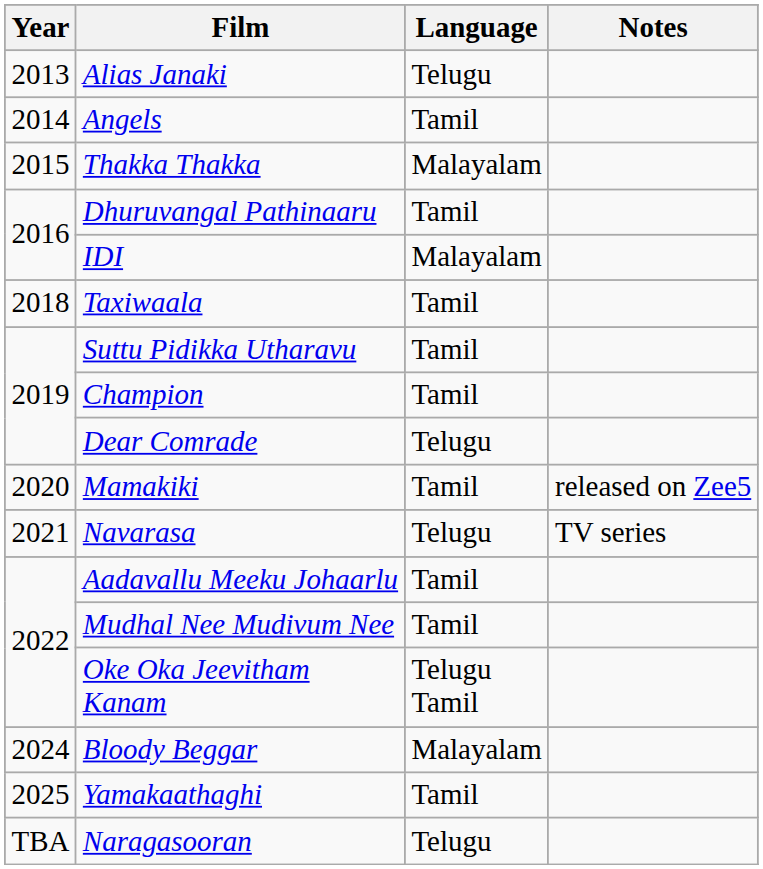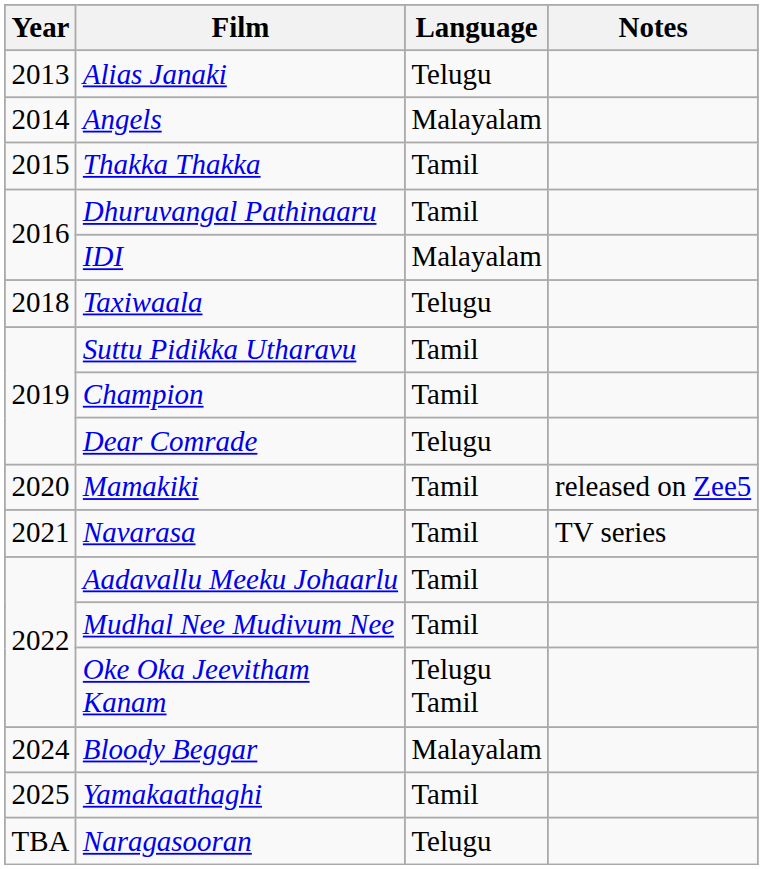(445, 119) Tamil -> (477, 119) Malayalam
(477, 165) Malayalam -> (445, 165) Tamil
(445, 303) Tamil -> (451, 303) Telugu
(451, 532) Telugu -> (445, 532) Tamil
